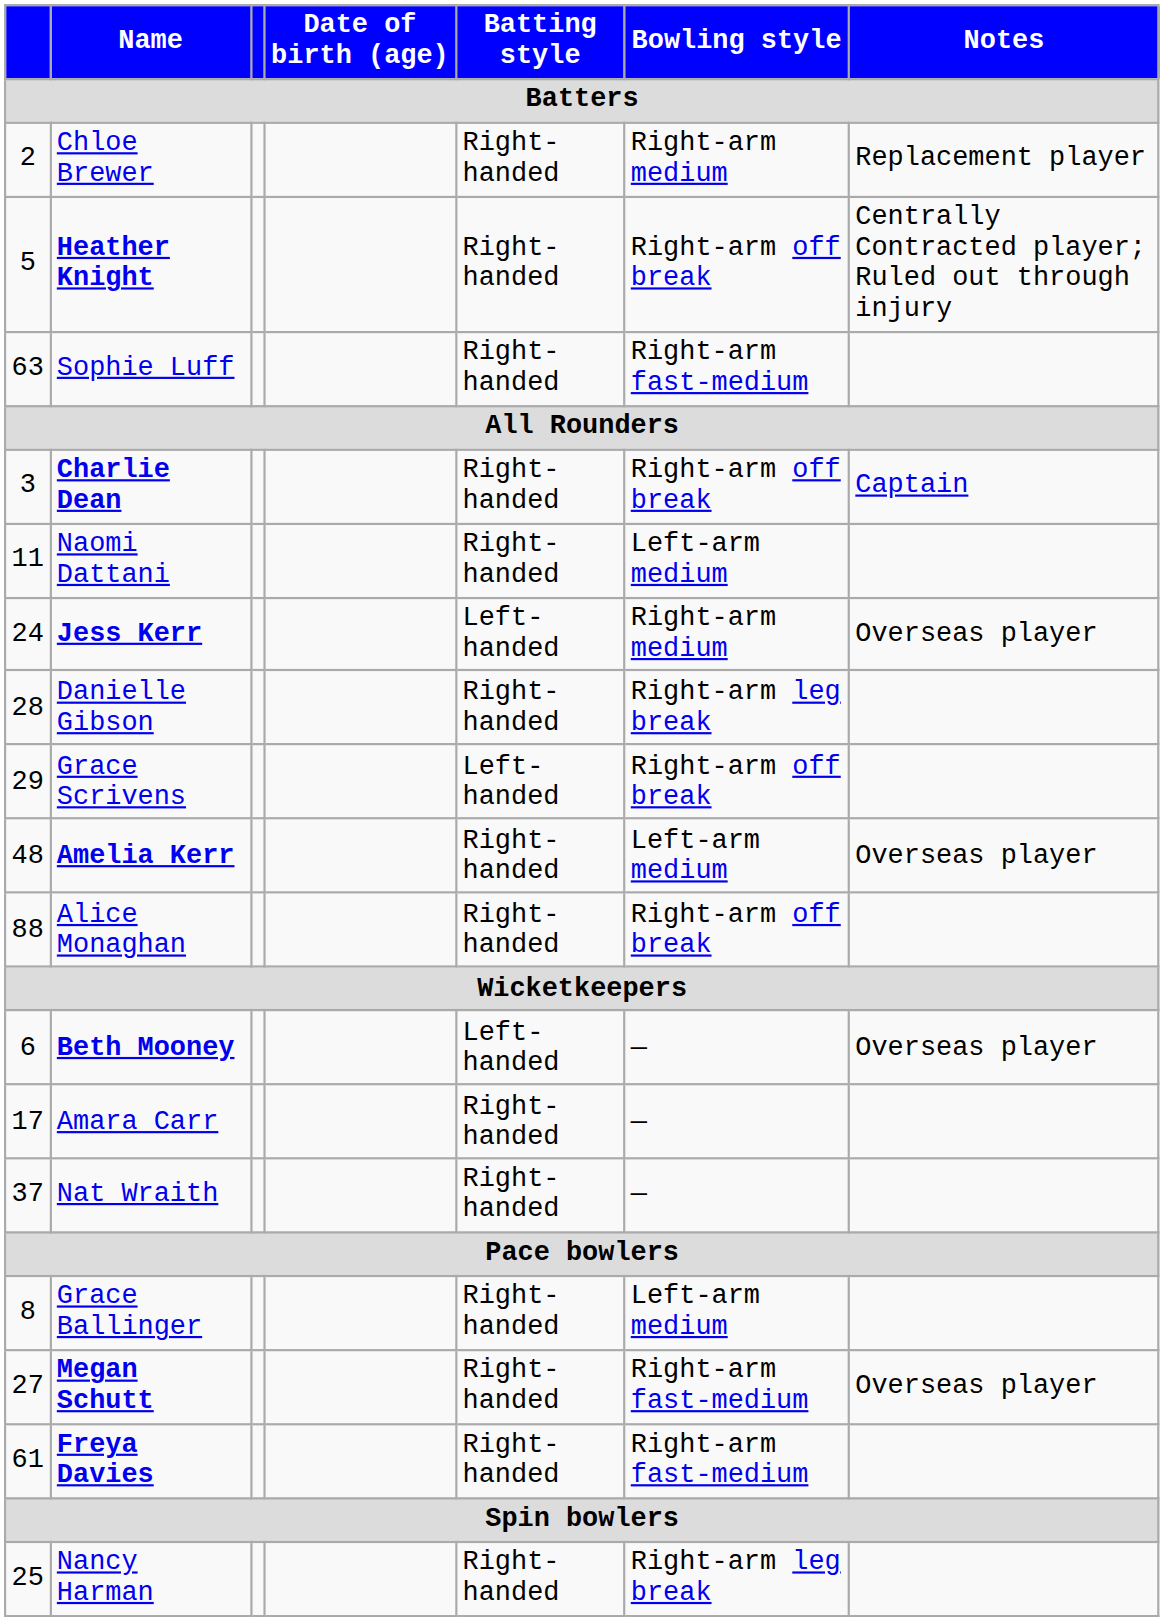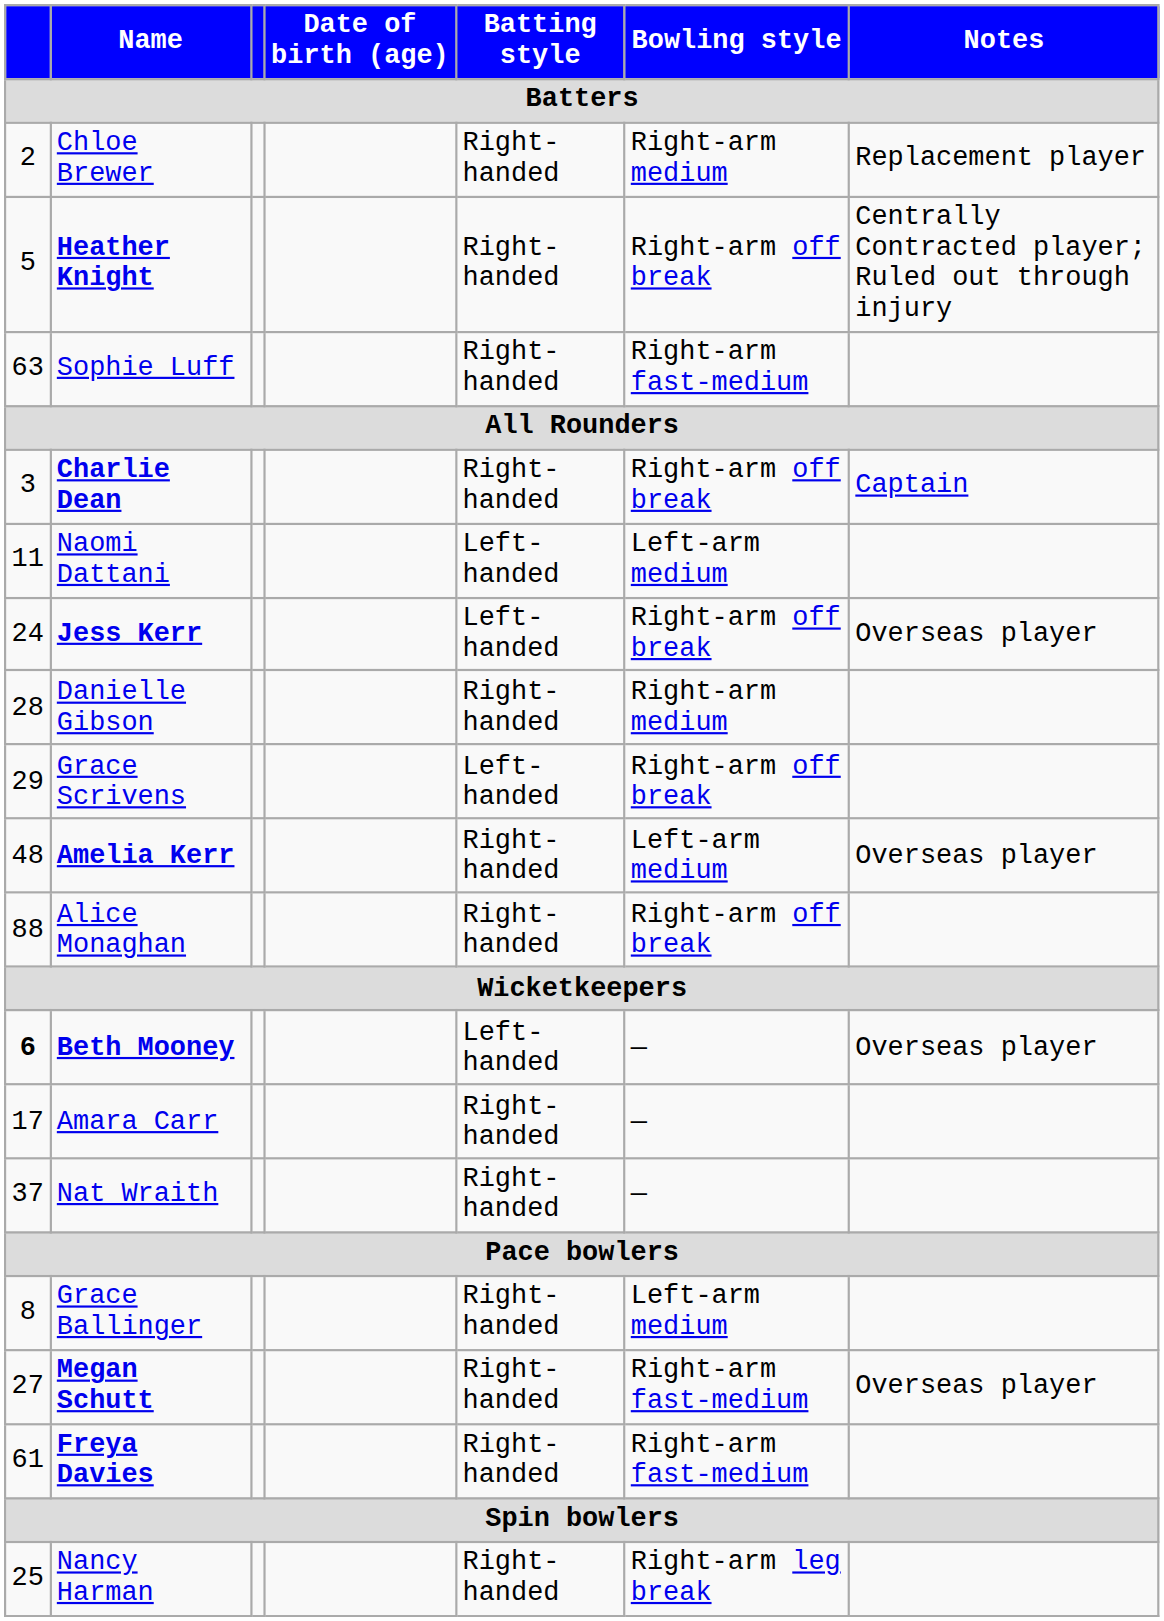(511, 560) Right-handed -> (511, 560) Left-handed
(703, 634) Right-arm medium -> (736, 634) Right-arm off break
(736, 708) Right-arm leg break -> (703, 708) Right-arm medium
(28, 1048) normal -> (28, 1048) bold
